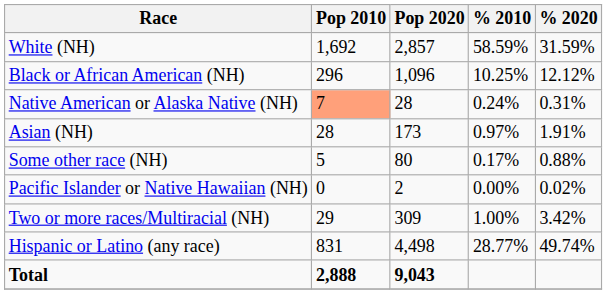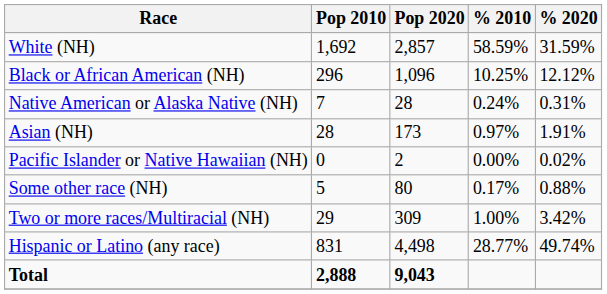(320, 103) lightsalmon background -> (320, 103) no background
rows swapped: (158, 189) <-> (88, 160)
